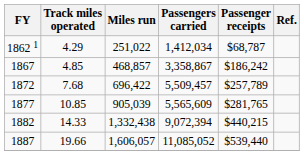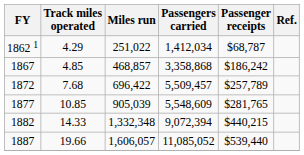(188, 67) 3,358,867 -> (188, 67) 3,358,868
(188, 104) 5,565,609 -> (188, 104) 5,548,609
(132, 122) 1,332,438 -> (132, 122) 1,332,348
